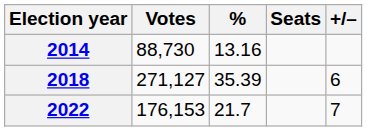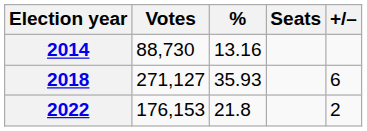(238, 79) 35.39 -> (238, 79) 35.93
(232, 110) 21.7 -> (232, 110) 21.8
(335, 110) 7 -> (335, 110) 2
